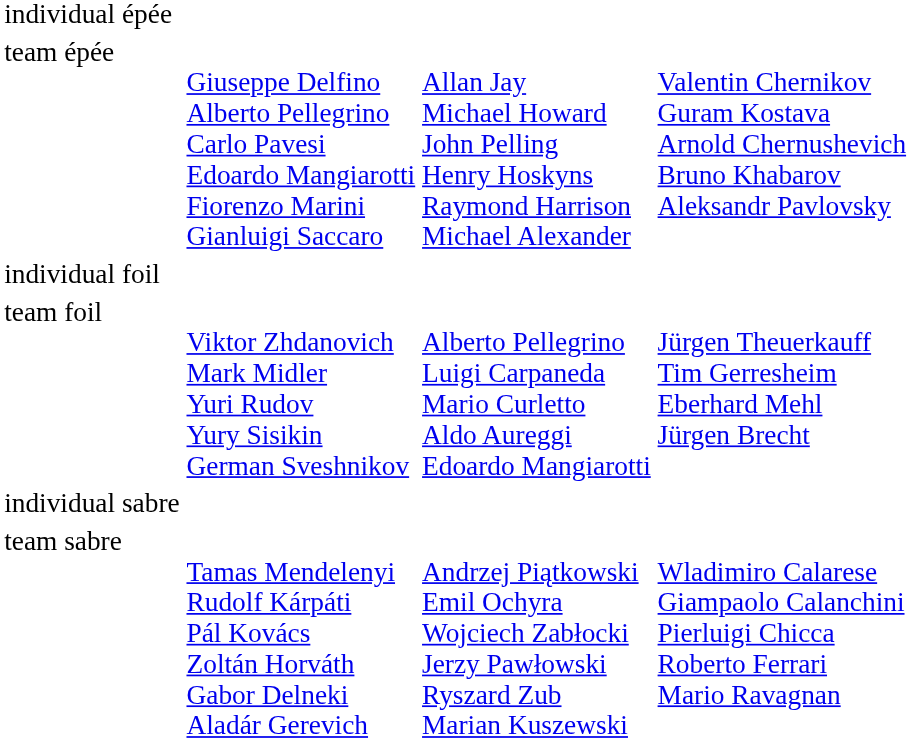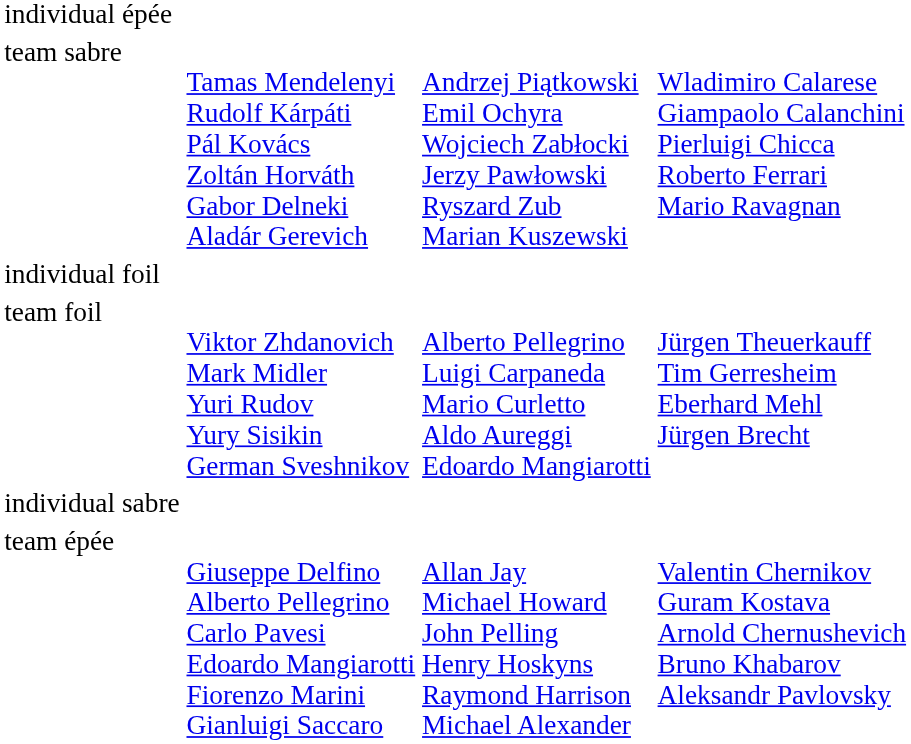rows swapped: (59, 51) <-> (63, 540)
